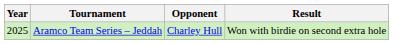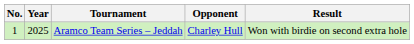+ column: (15, 13)
